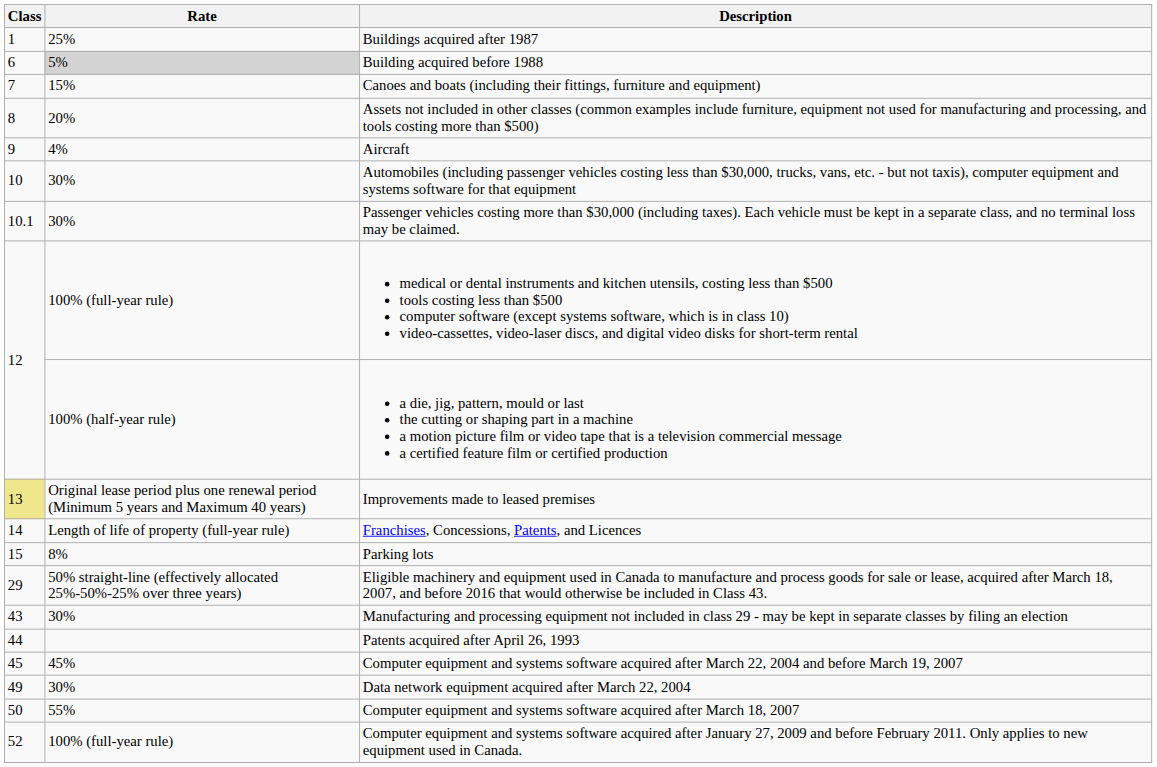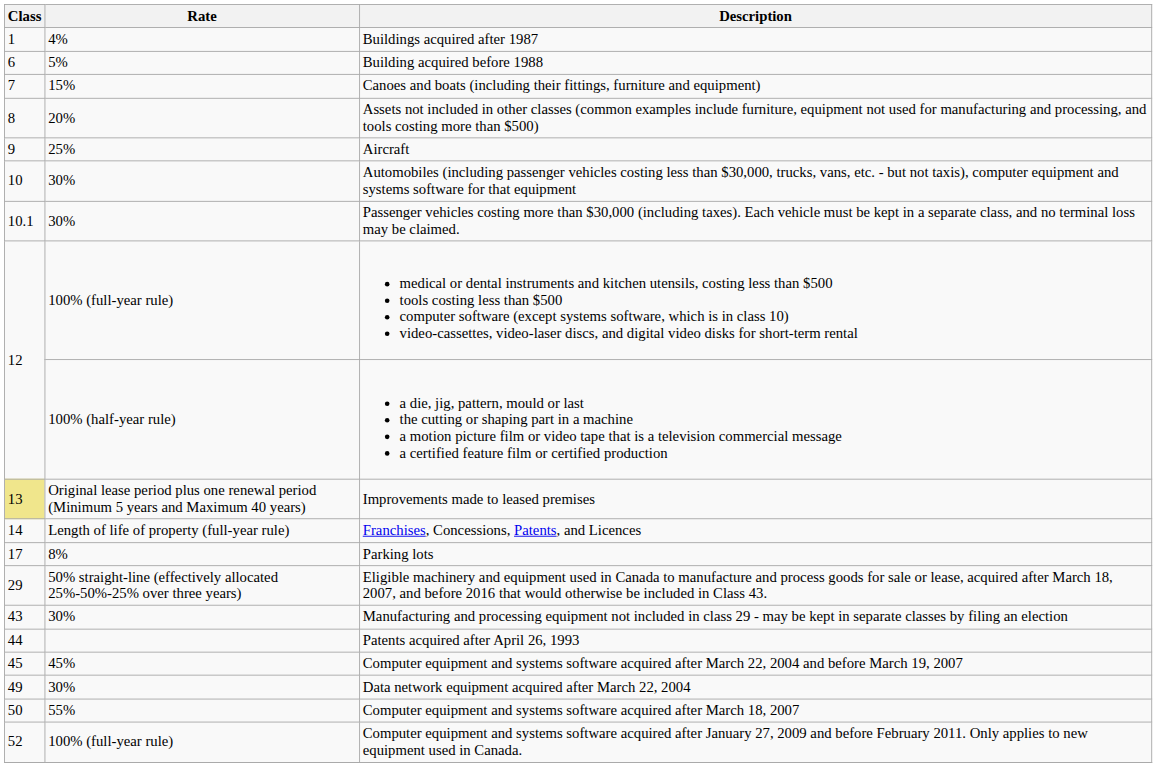(62, 39) 25% -> (58, 39) 4%
(58, 62) lightgrey background -> (58, 62) no background
(58, 149) 4% -> (62, 149) 25%
(15, 553) 15 -> (15, 553) 17
